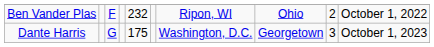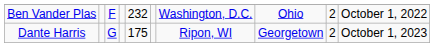(206, 14) Ripon, WI -> (206, 14) Washington, D.C.
(206, 33) Washington, D.C. -> (206, 33) Ripon, WI
(332, 33) 3 -> (332, 33) 2
